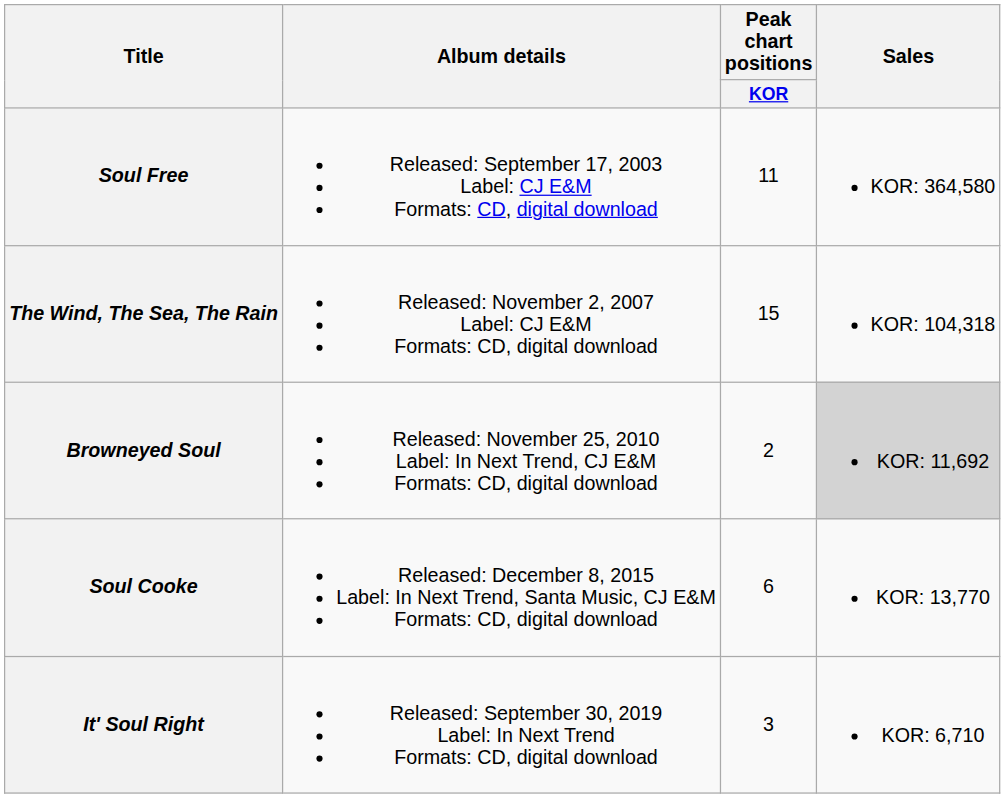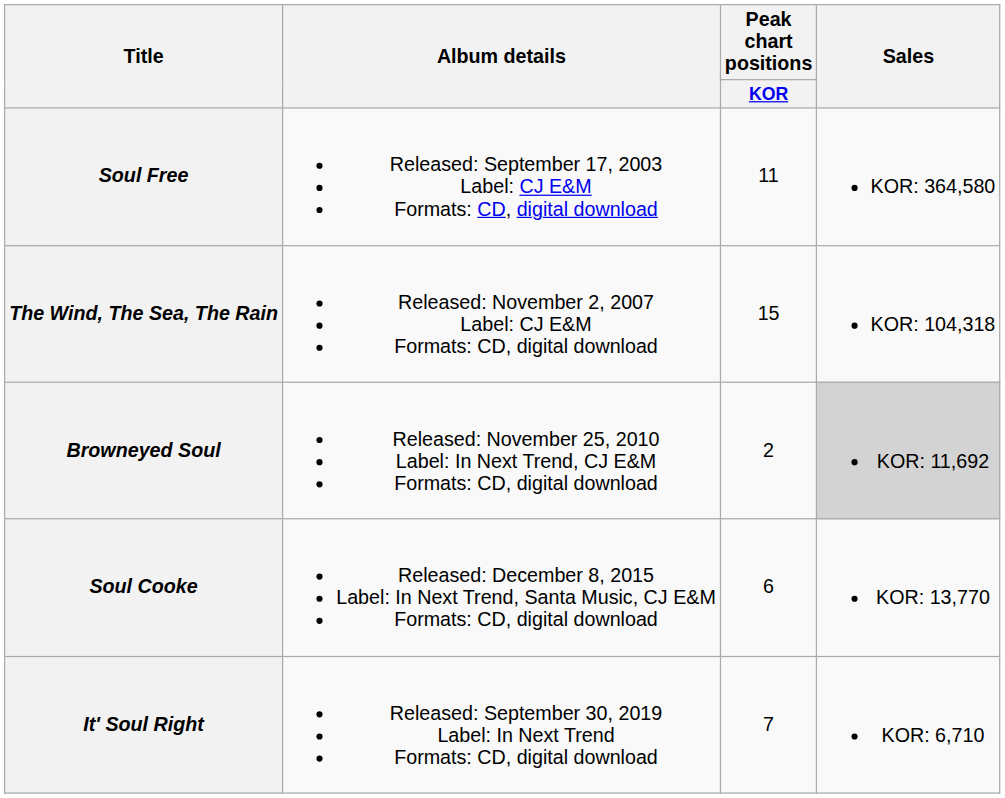(769, 724) 3 -> (769, 724) 7
